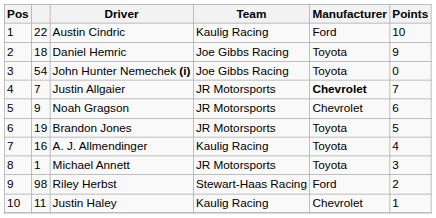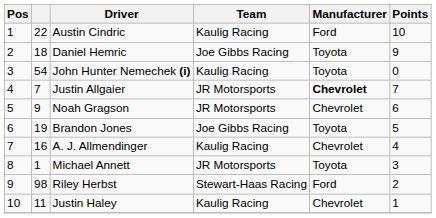(242, 70) Joe Gibbs Racing -> (232, 70) Kaulig Racing
(236, 127) JR Motorsports -> (242, 127) Joe Gibbs Racing
(330, 146) Toyota -> (338, 146) Chevrolet
